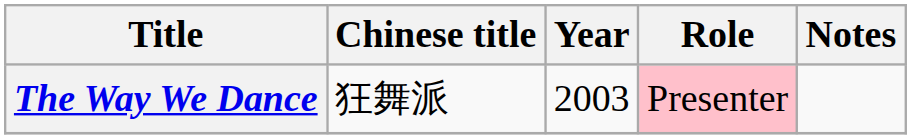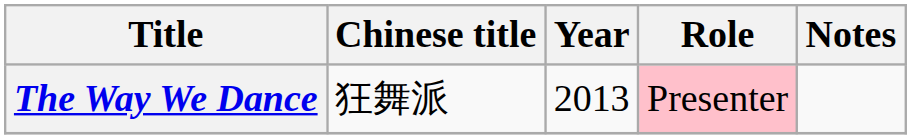(592, 98) 2003 -> (592, 98) 2013
